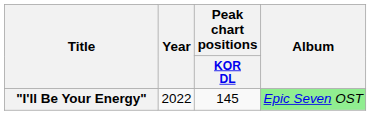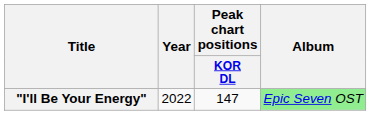(228, 99) 145 -> (228, 99) 147
